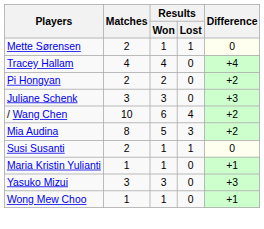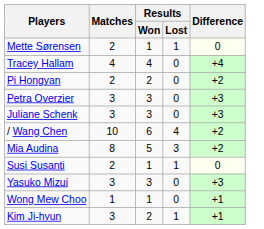+ row: (40, 98)
- row: (54, 165)
+ row: (34, 216)
